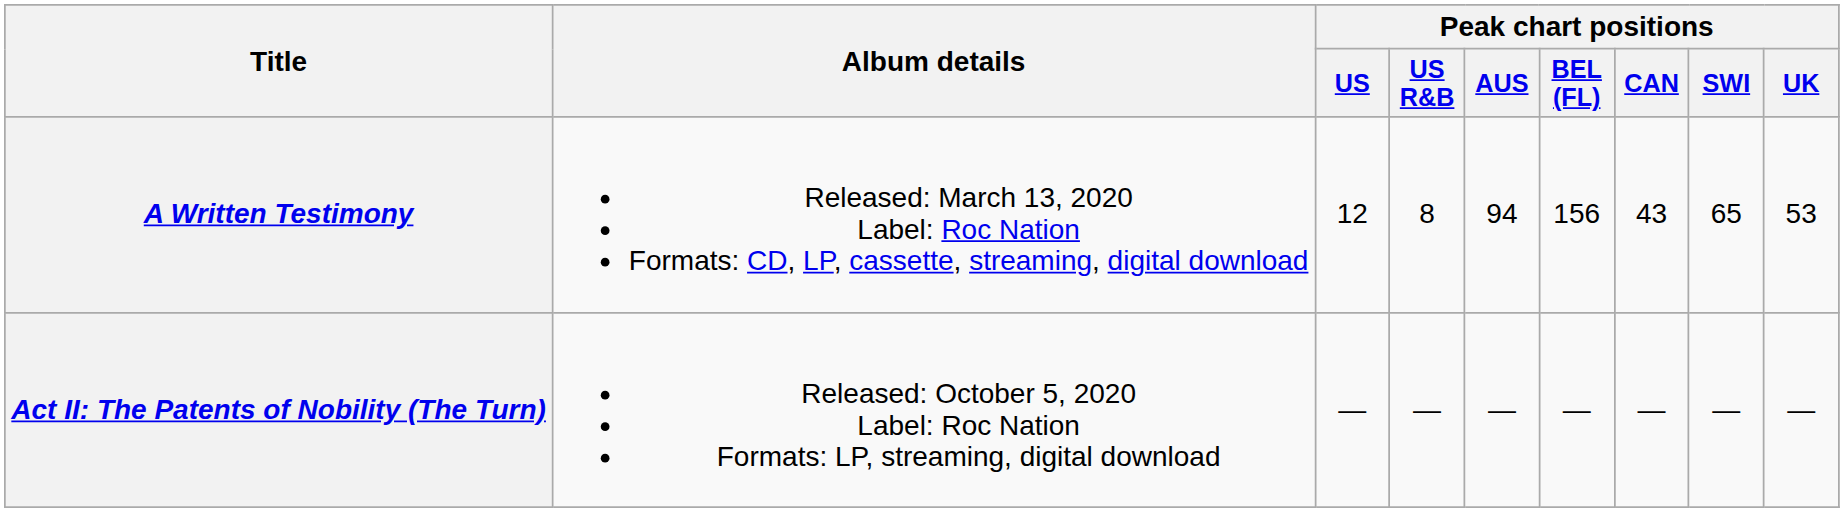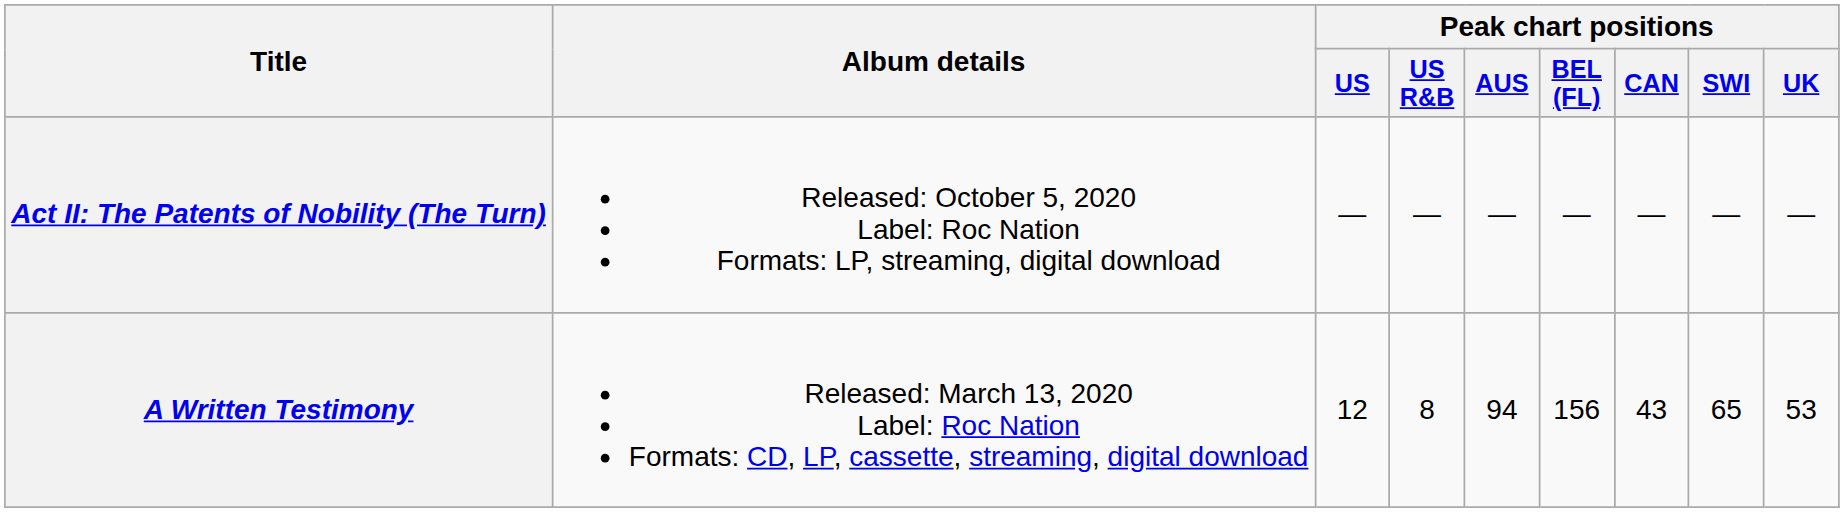rows swapped: (279, 214) <-> (279, 409)
